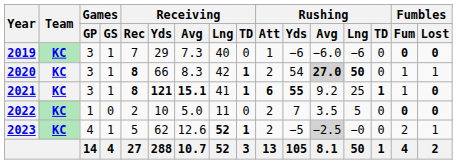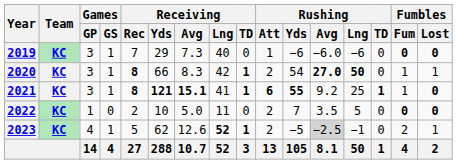(327, 72) lightgrey background -> (327, 72) no background
(358, 130) −0 -> (358, 130) −1
